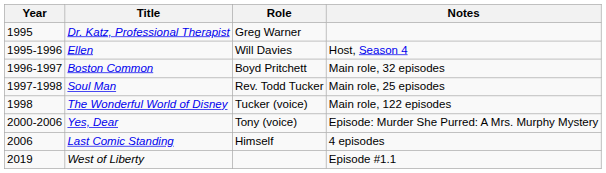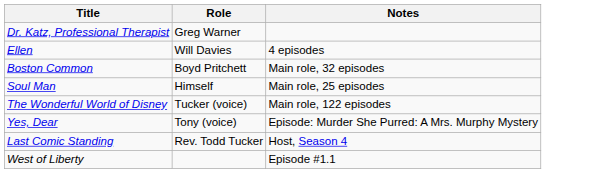- column: (35, 13)
(368, 50) Host, Season 4 -> (296, 50) 4 episodes
(279, 86) Rev. Todd Tucker -> (194, 86) Himself
(254, 141) Himself -> (219, 141) Rev. Todd Tucker
(357, 141) 4 episodes -> (308, 141) Host, Season 4
